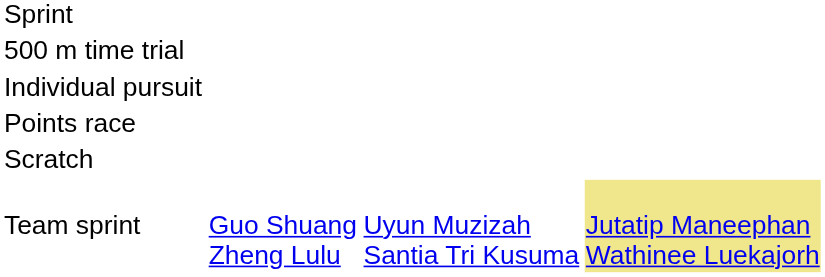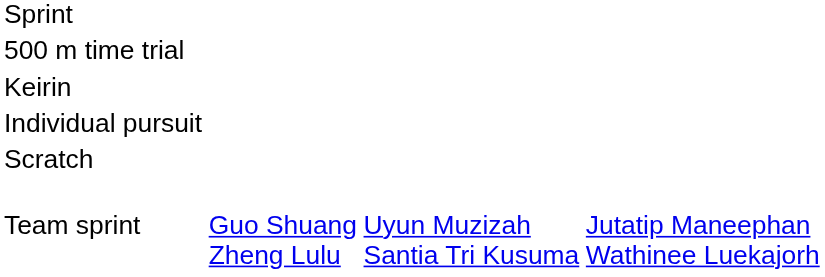+ row: (38, 87)
- row: (70, 123)
(703, 240) khaki background -> (703, 240) no background
